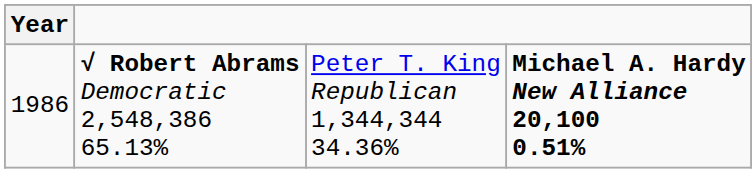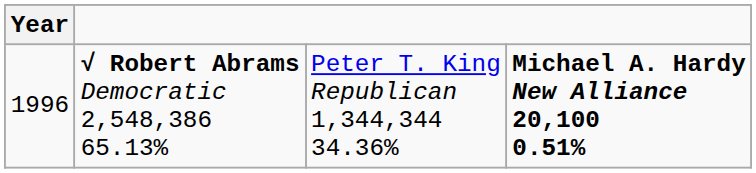(40, 106) 1986 -> (40, 106) 1996
